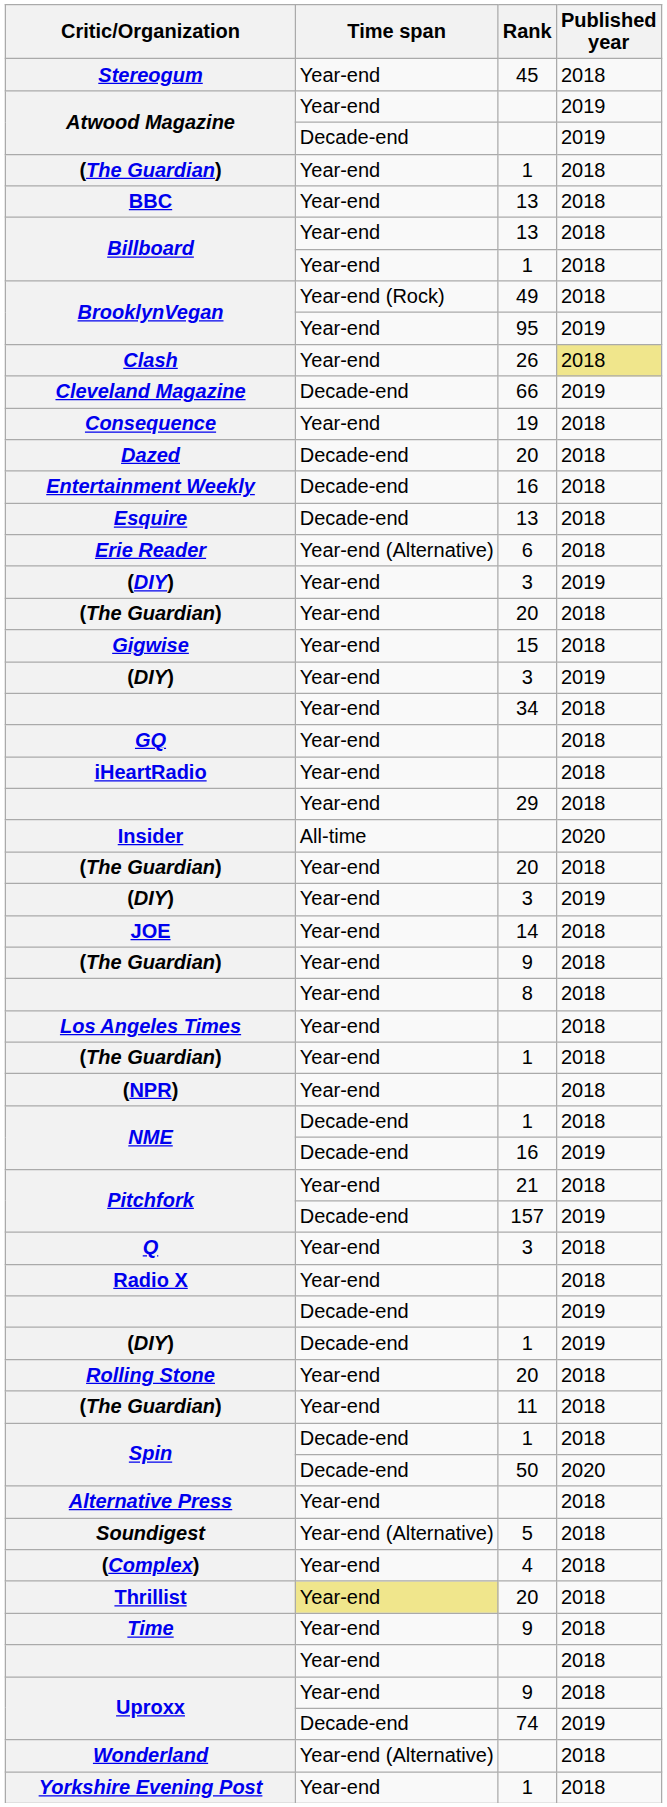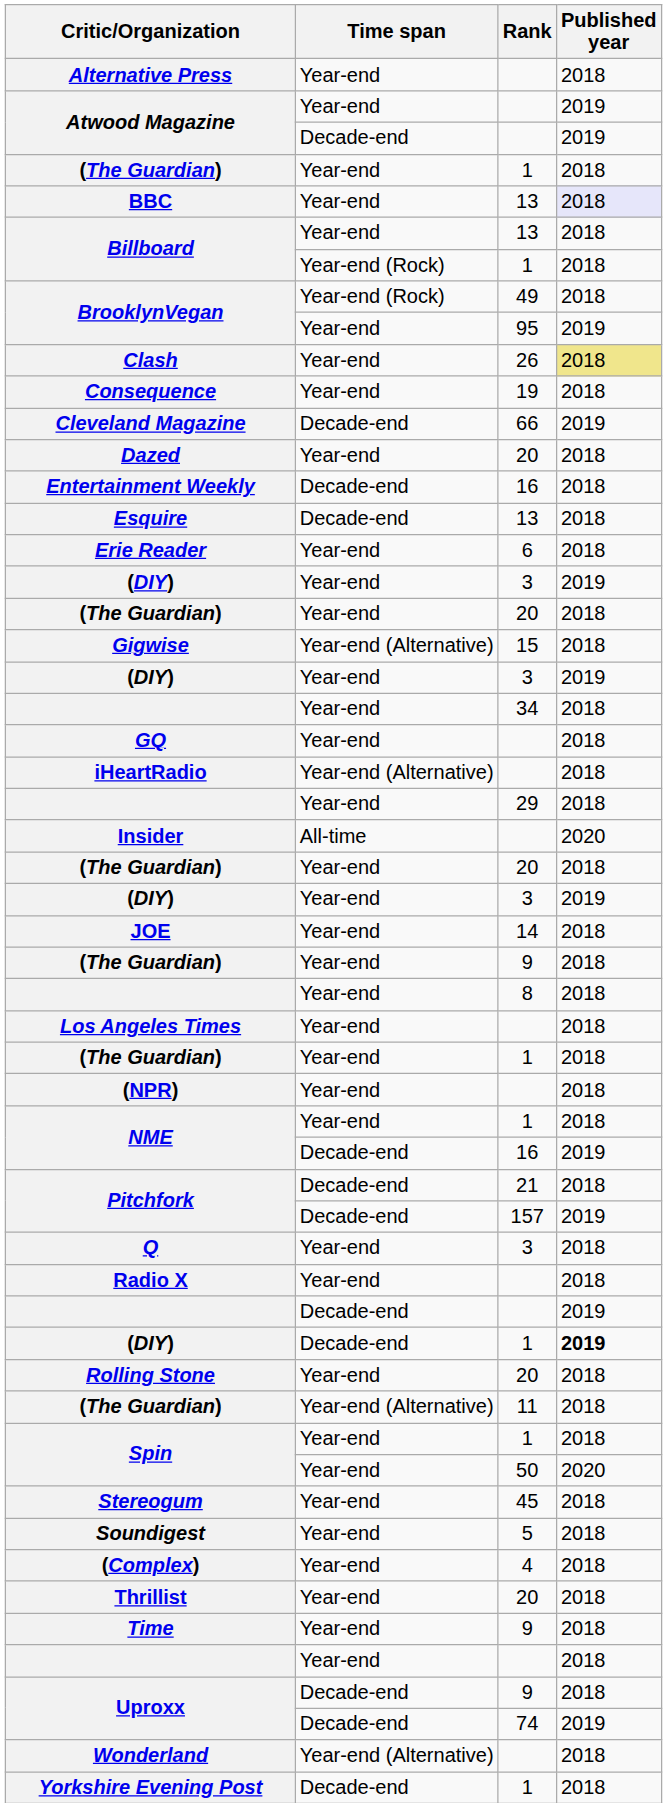rows swapped: (151, 1501) <-> (151, 74)
(583, 201) no background -> (583, 201) lavender background
(340, 264) Year-end -> (372, 264) Year-end (Rock)
rows swapped: (151, 391) <-> (151, 423)
(354, 455) Decade-end -> (340, 455) Year-end
(397, 550) Year-end (Alternative) -> (340, 550) Year-end
(340, 645) Year-end -> (397, 645) Year-end (Alternative)
(340, 772) Year-end -> (397, 772) Year-end (Alternative)
(354, 1121) Decade-end -> (340, 1121) Year-end
(340, 1184) Year-end -> (354, 1184) Decade-end
(583, 1343) normal -> (583, 1343) bold
(340, 1406) Year-end -> (397, 1406) Year-end (Alternative)
(354, 1438) Decade-end -> (340, 1438) Year-end
(354, 1470) Decade-end -> (340, 1470) Year-end
(397, 1533) Year-end (Alternative) -> (340, 1533) Year-end
(340, 1597) khaki background -> (340, 1597) no background
(340, 1692) Year-end -> (354, 1692) Decade-end
(340, 1787) Year-end -> (354, 1787) Decade-end
